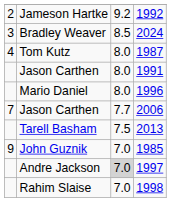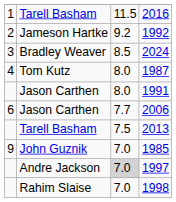+ row: (156, 14)
- row: (150, 91)
(11, 110) 7 -> (11, 110) 6
